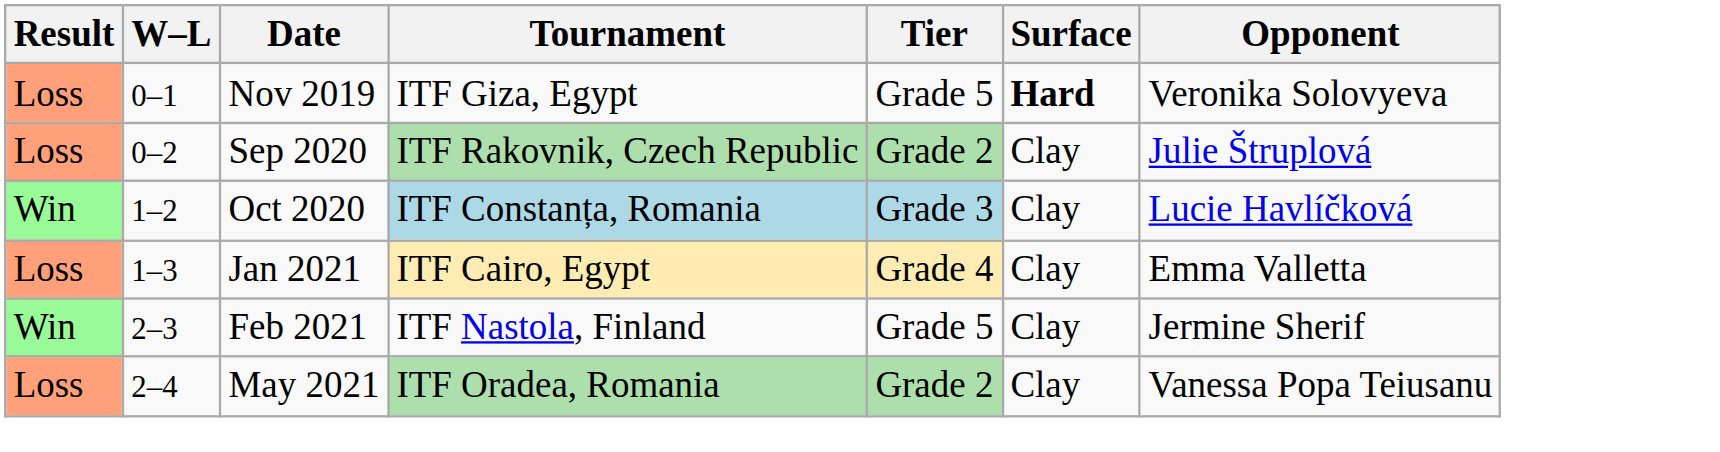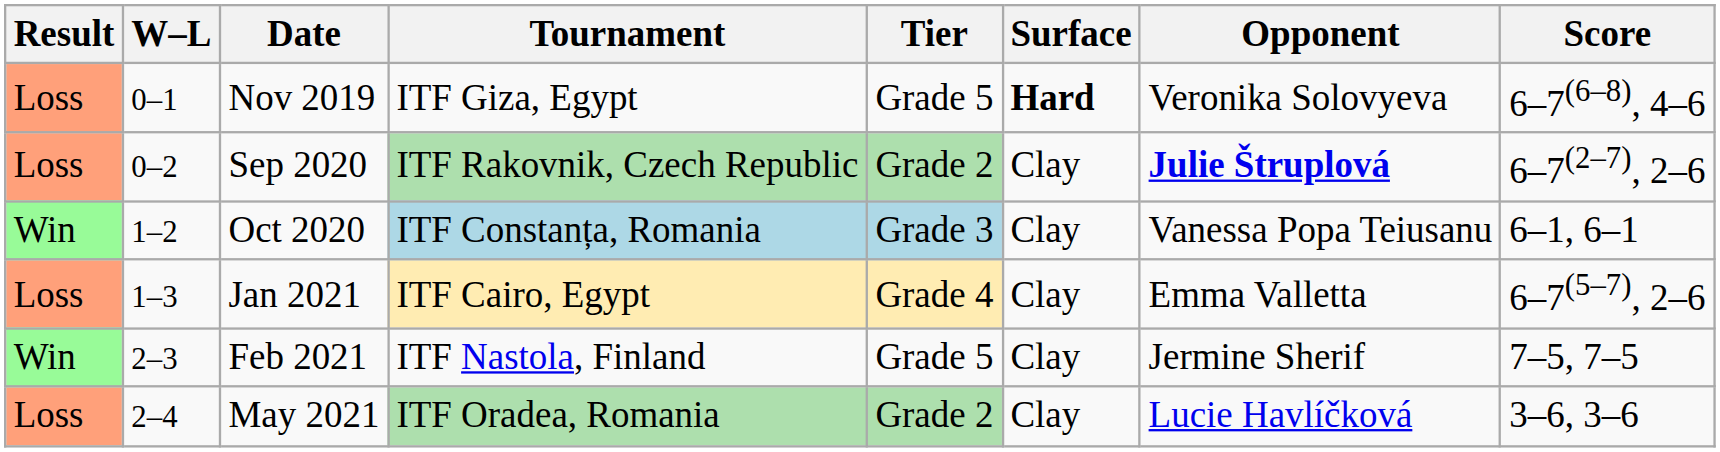+ column: (1607, 33)
(1260, 151) normal -> (1269, 166) bold
(1280, 209) Lucie Havlíčková -> (1320, 229) Vanessa Popa Teiusanu
(1320, 385) Vanessa Popa Teiusanu -> (1280, 415) Lucie Havlíčková
